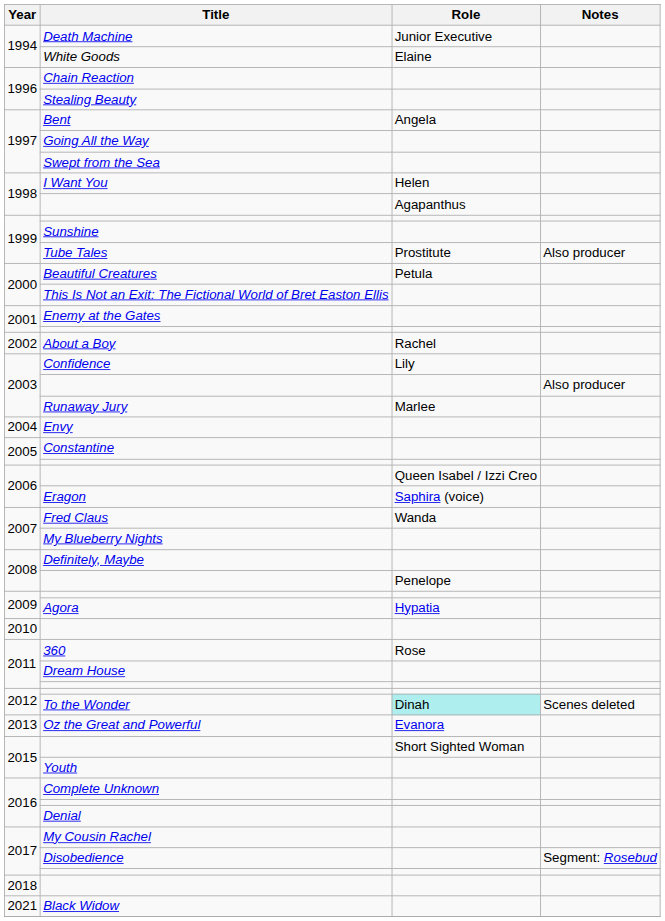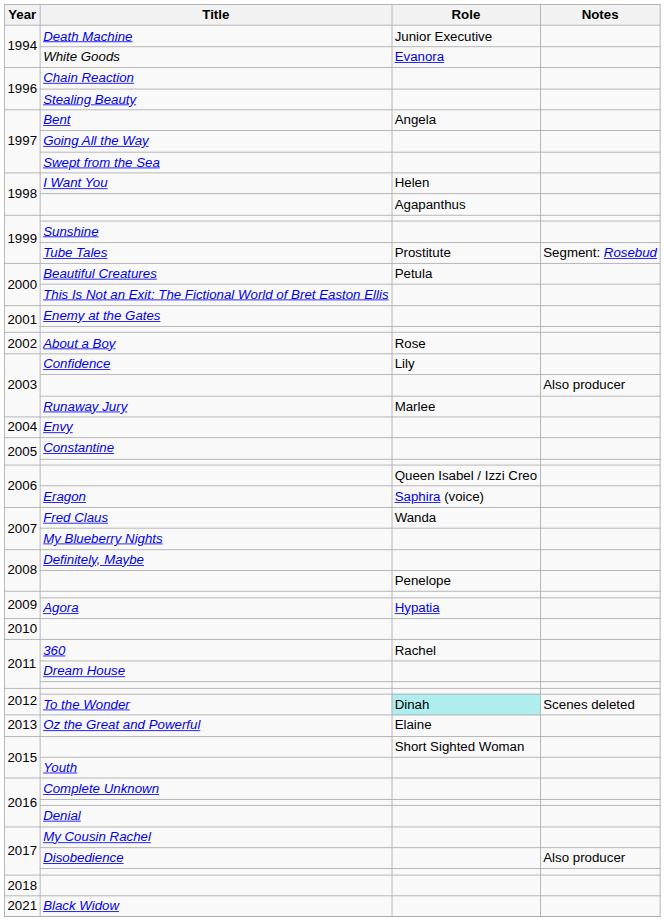(413, 57) Elaine -> (419, 57) Evanora
(584, 252) Also producer -> (600, 252) Segment: Rosebud
(415, 343) Rachel -> (410, 343) Rose
(410, 650) Rose -> (415, 650) Rachel
(419, 725) Evanora -> (413, 725) Elaine
(600, 858) Segment: Rosebud -> (584, 858) Also producer
